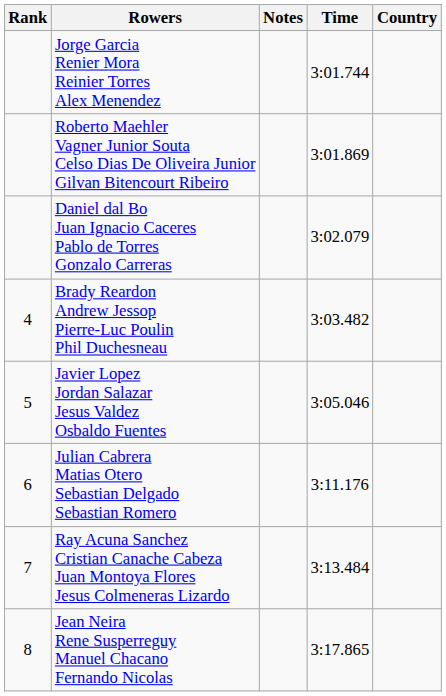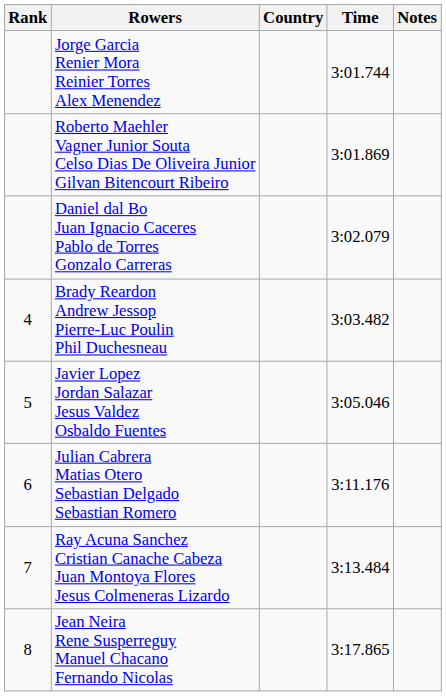columns swapped: (407, 17) <-> (283, 17)
